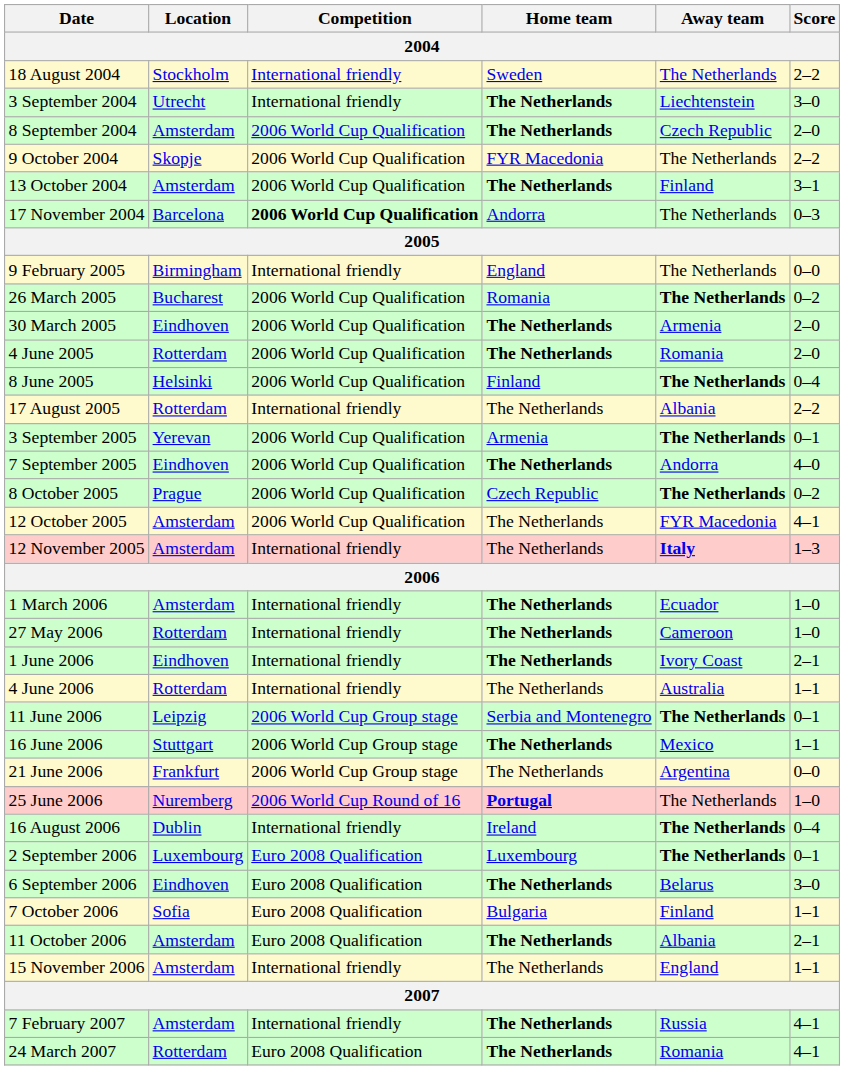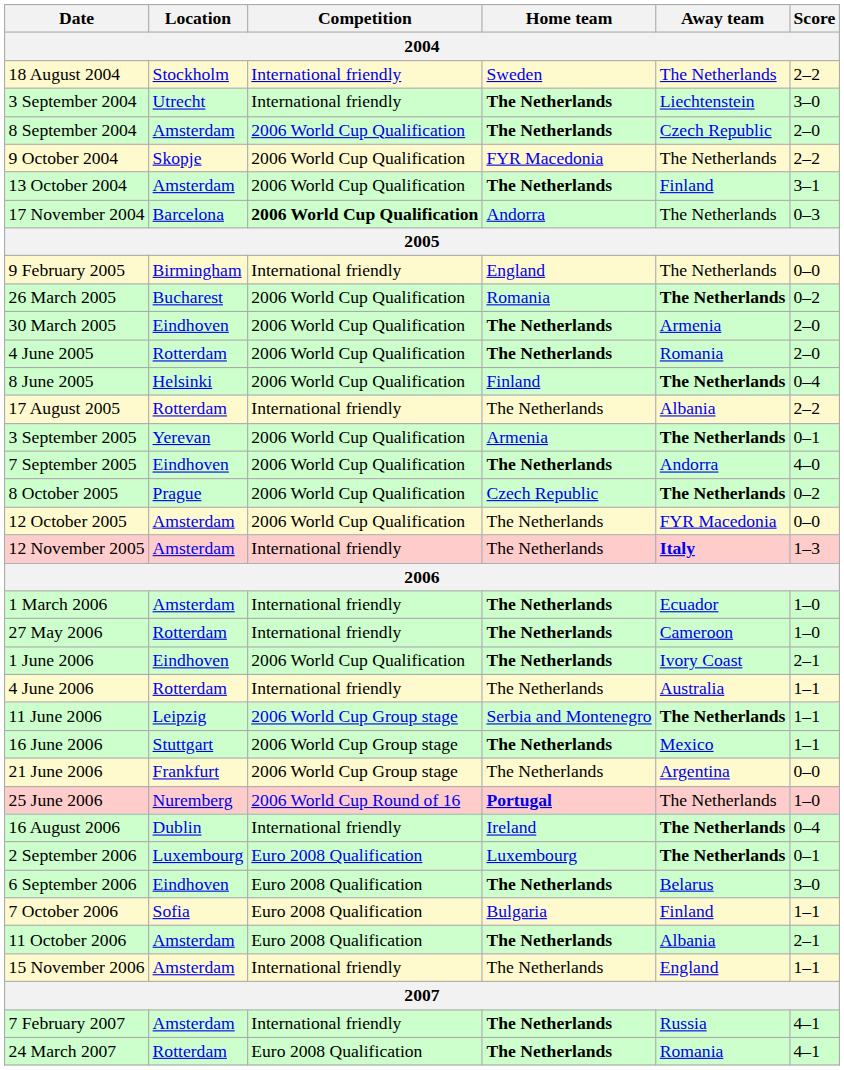(807, 520) 4–1 -> (807, 520) 0–0
(326, 660) International friendly -> (358, 660) 2006 World Cup Qualification
(807, 716) 0–1 -> (807, 716) 1–1
